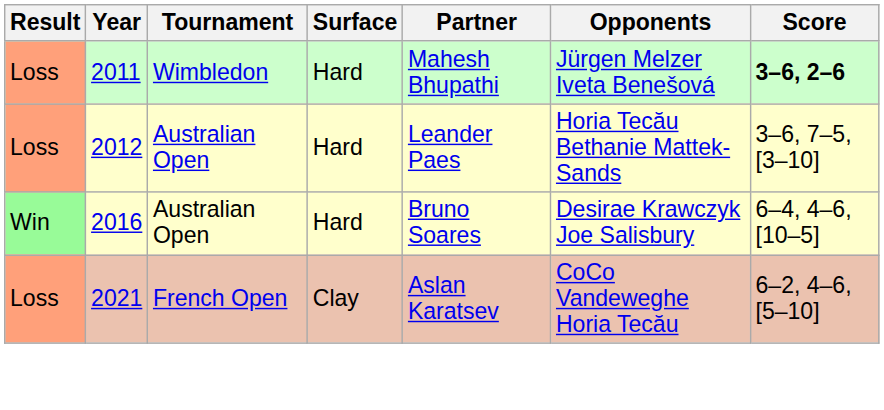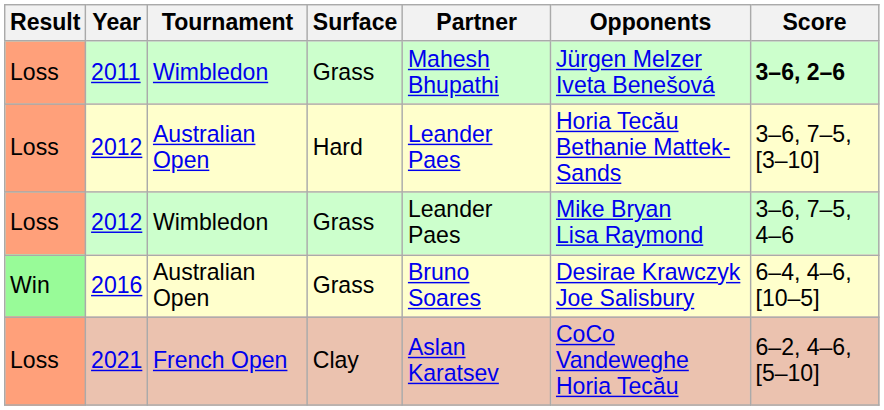(338, 72) Hard -> (343, 72) Grass
+ row: (117, 223)
(338, 223) Hard -> (343, 285) Grass
